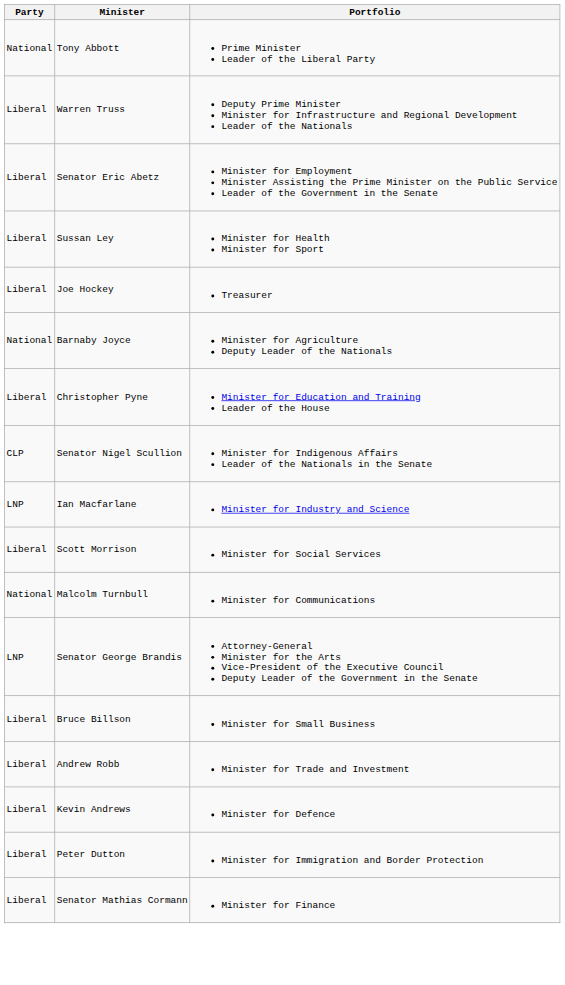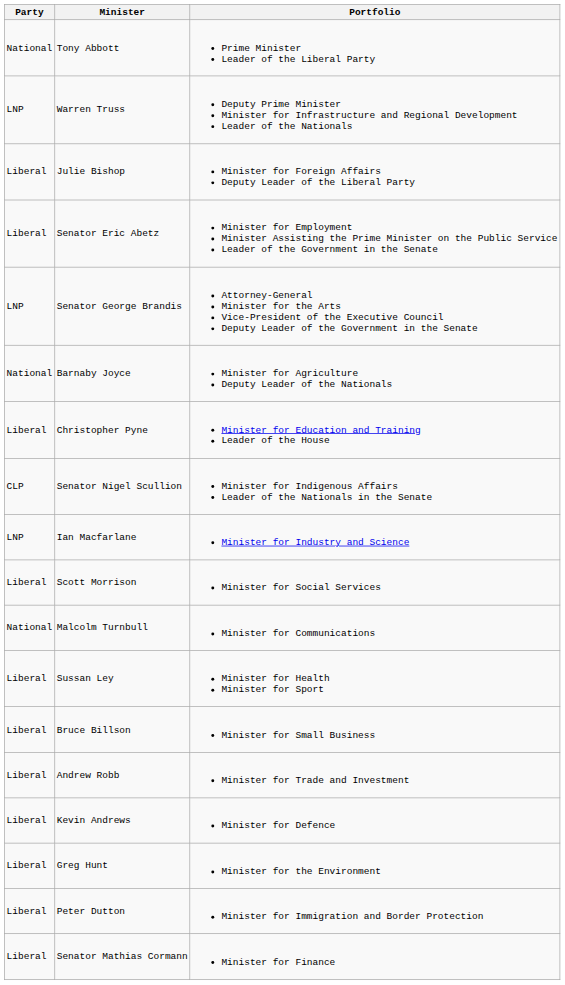(27, 110) Liberal -> (15, 110) LNP
+ row: (91, 172)
rows swapped: (119, 657) <-> (85, 239)
- row: (85, 290)
+ row: (82, 866)
